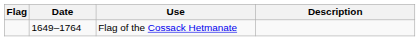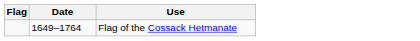- column: (335, 12)
